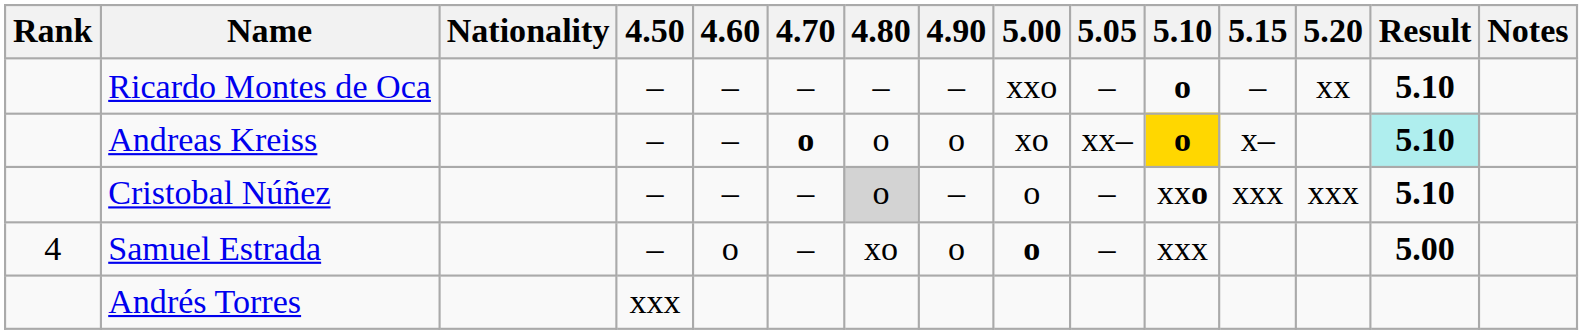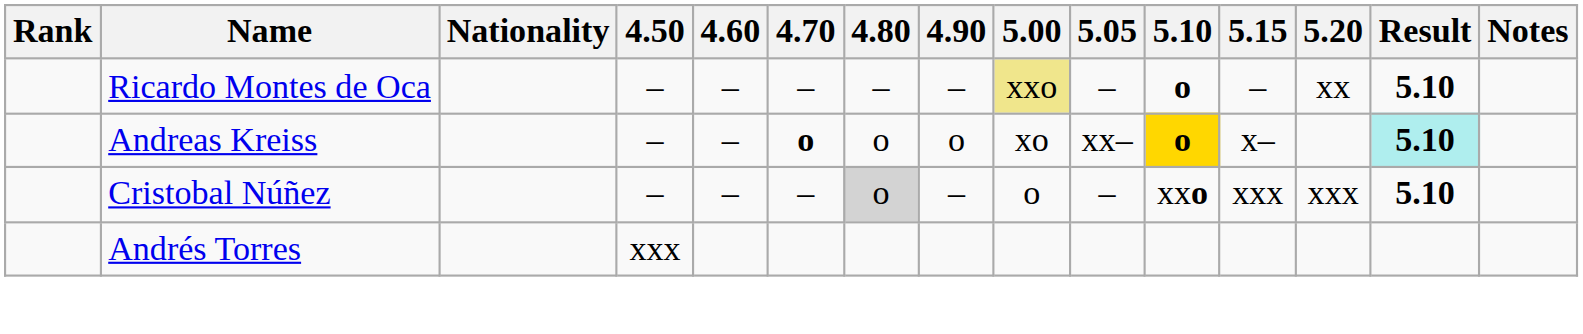(1032, 85) no background -> (1032, 85) khaki background
- row: (215, 247)
